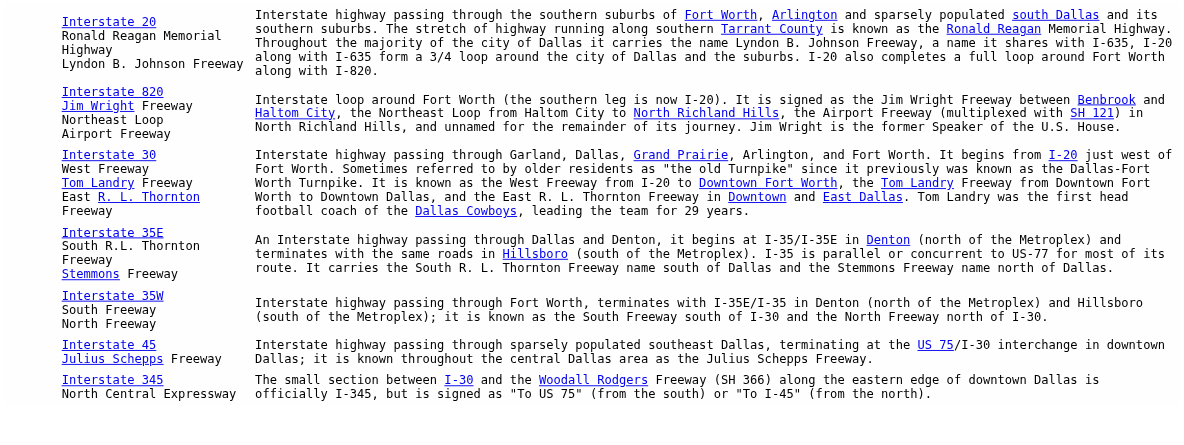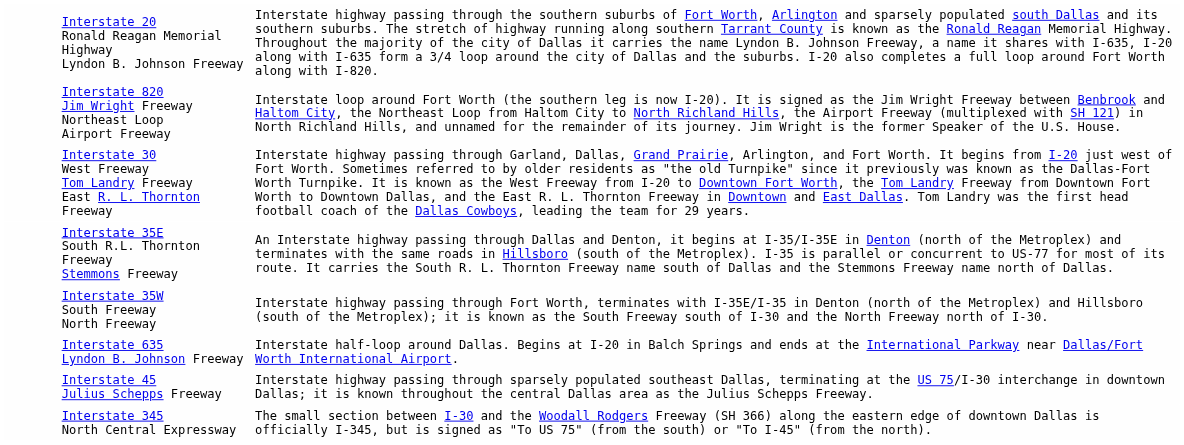+ row: (153, 352)
